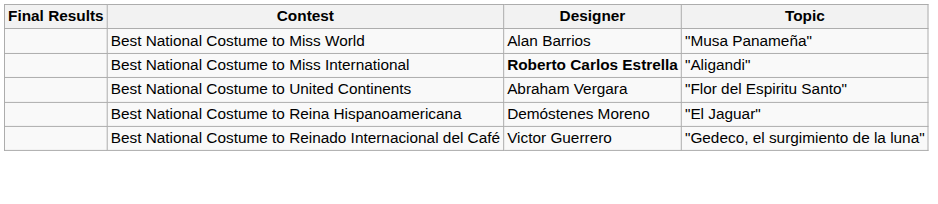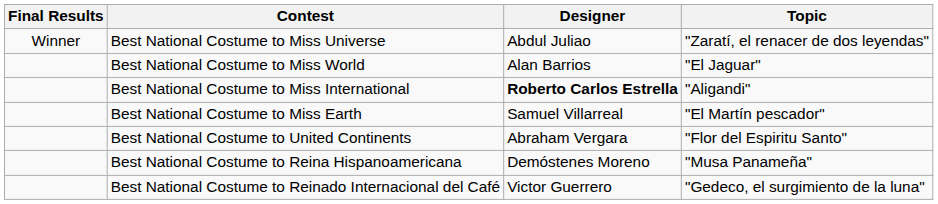+ row: (248, 41)
(748, 41) "Musa Panameña" -> (723, 65) "El Jaguar"
+ row: (236, 114)
(723, 114) "El Jaguar" -> (748, 162) "Musa Panameña"
